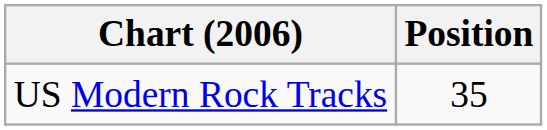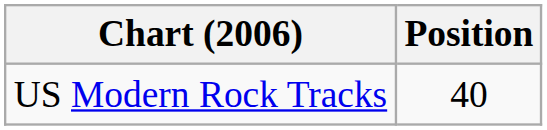(469, 93) 35 -> (469, 93) 40
